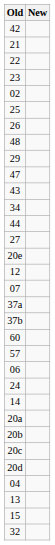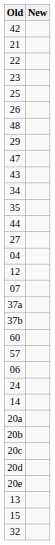- row: (15, 93)
+ row: (15, 207)
rows swapped: (15, 483) <-> (15, 256)
